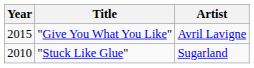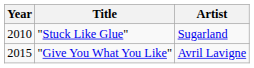rows swapped: (83, 53) <-> (105, 33)
